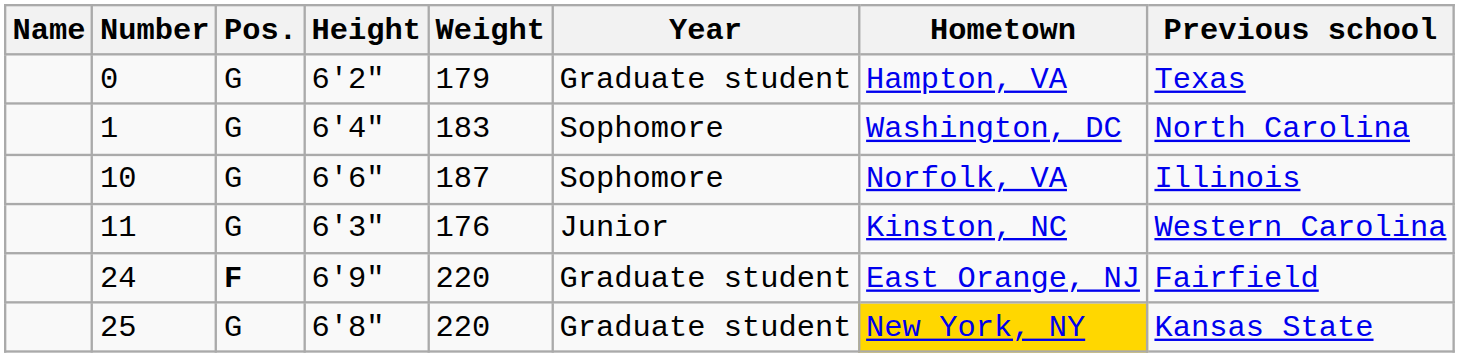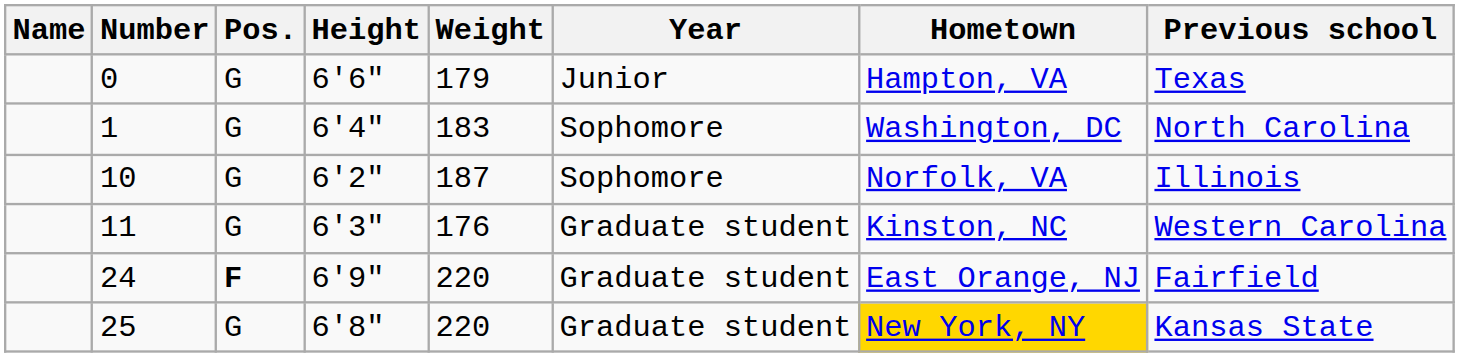(348, 80) 6'2" -> (348, 80) 6'6"
(706, 80) Graduate student -> (614, 80) Junior
(348, 179) 6'6" -> (348, 179) 6'2"
(614, 228) Junior -> (706, 228) Graduate student
